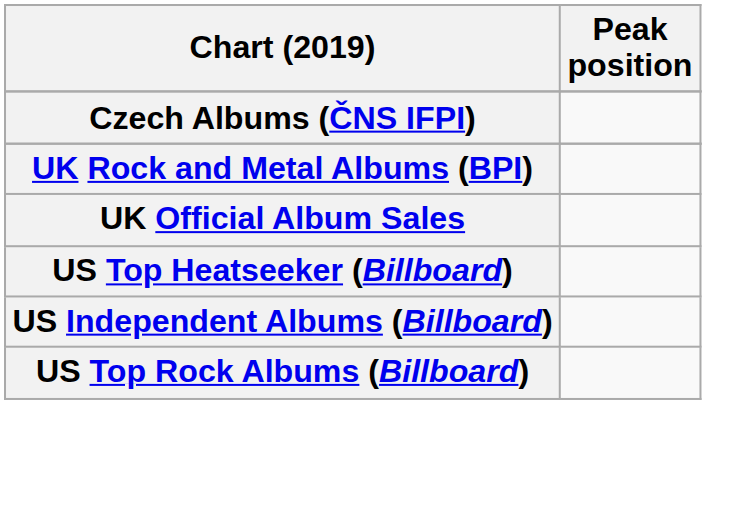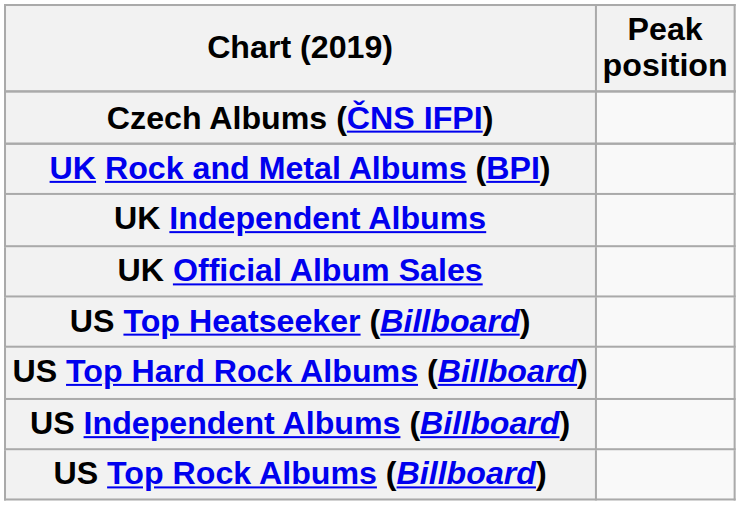+ row: (300, 219)
+ row: (300, 372)
